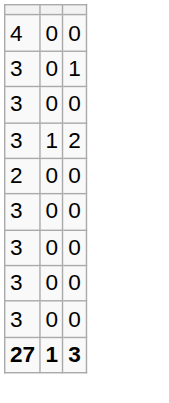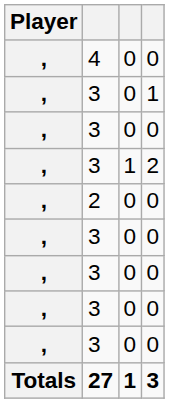+ column: (44, 22)
